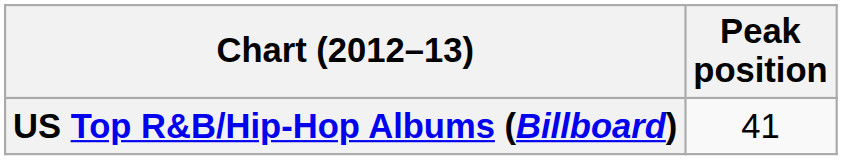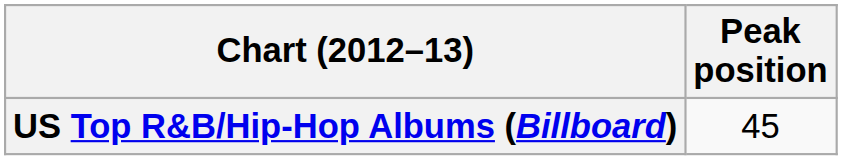(760, 125) 41 -> (760, 125) 45
